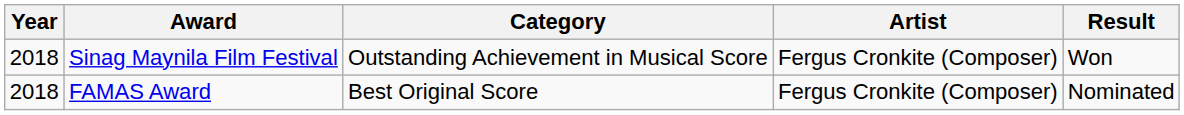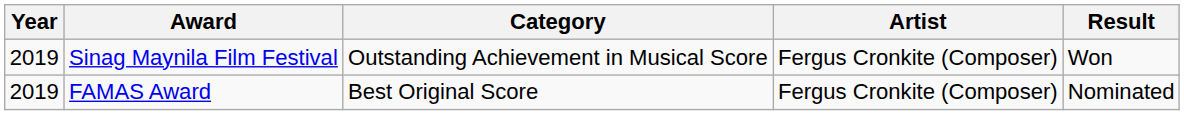(34, 57) 2018 -> (34, 57) 2019
(34, 92) 2018 -> (34, 92) 2019
